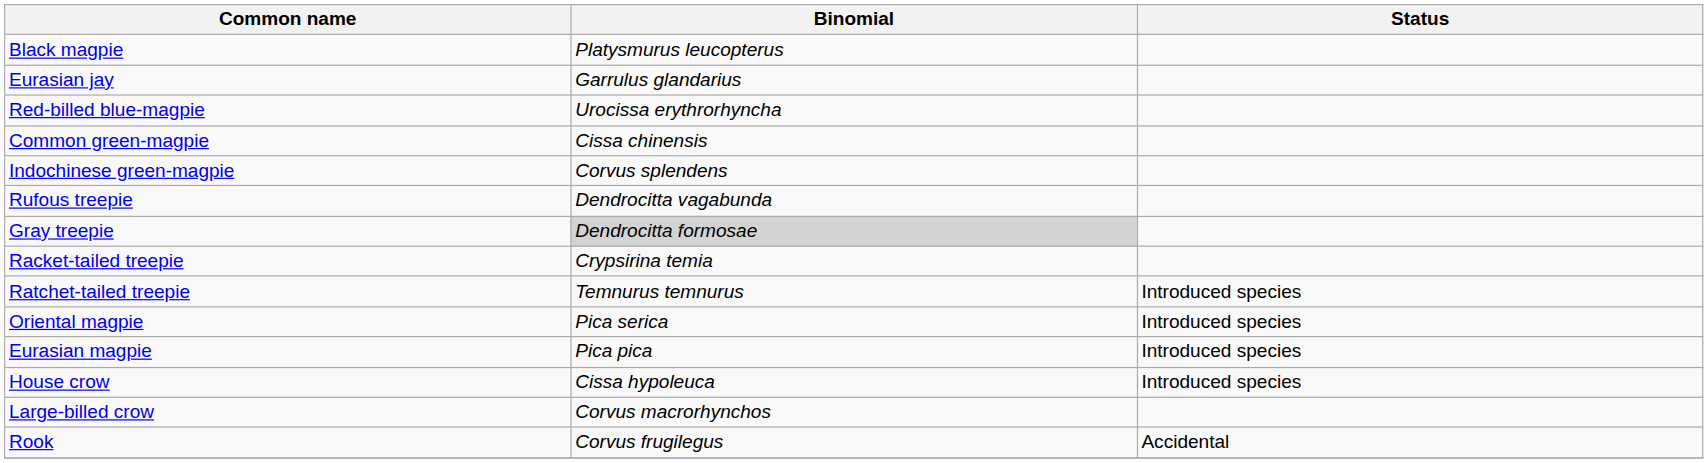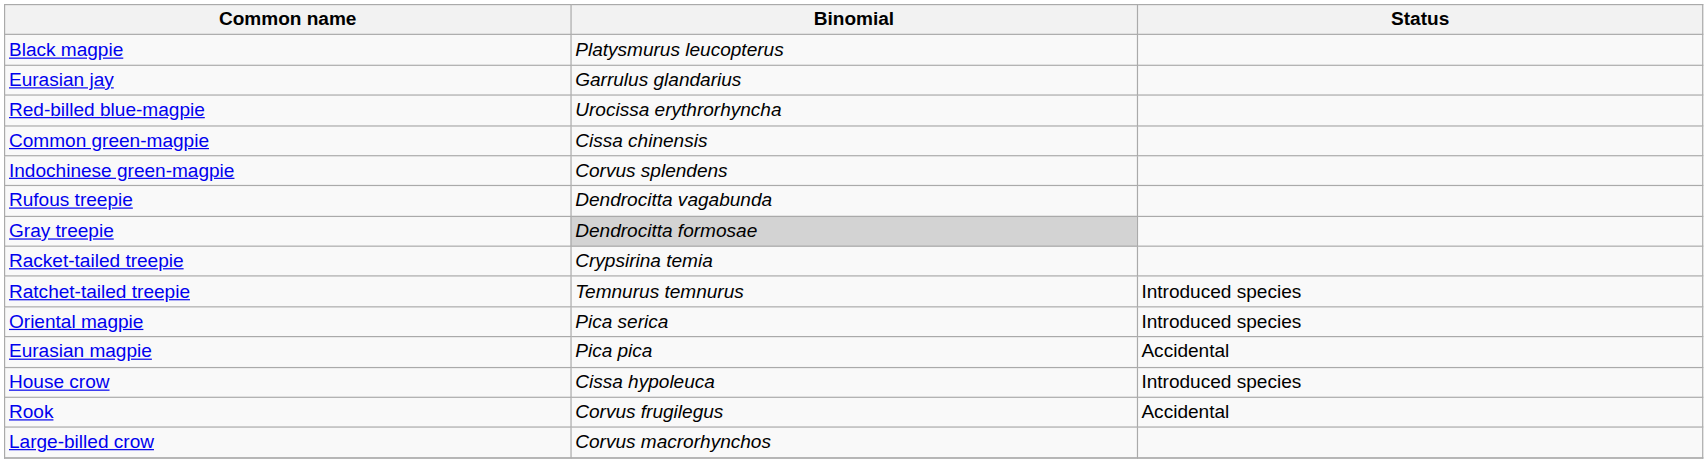(1221, 351) Introduced species -> (1185, 351) Accidental
rows swapped: (31, 442) <-> (81, 412)
